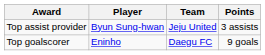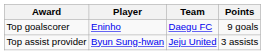rows swapped: (38, 42) <-> (47, 27)
